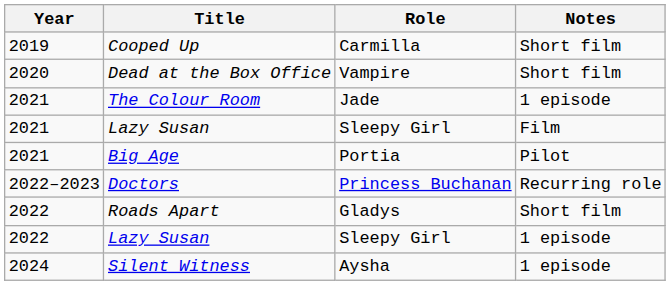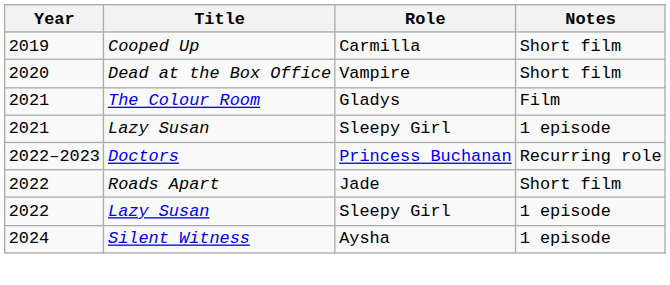(359, 101) Jade -> (370, 101) Gladys
(565, 101) 1 episode -> (540, 101) Film
(540, 129) Film -> (565, 129) 1 episode
- row: (29, 156)
(370, 211) Gladys -> (359, 184) Jade
